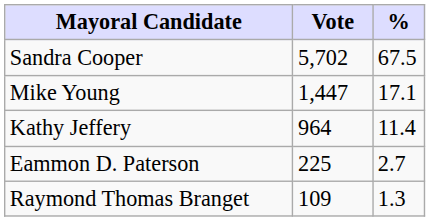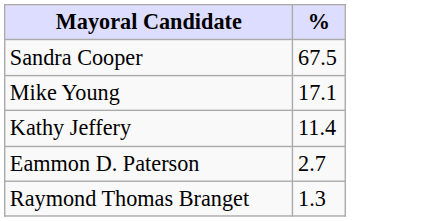- column: (333, 22)
